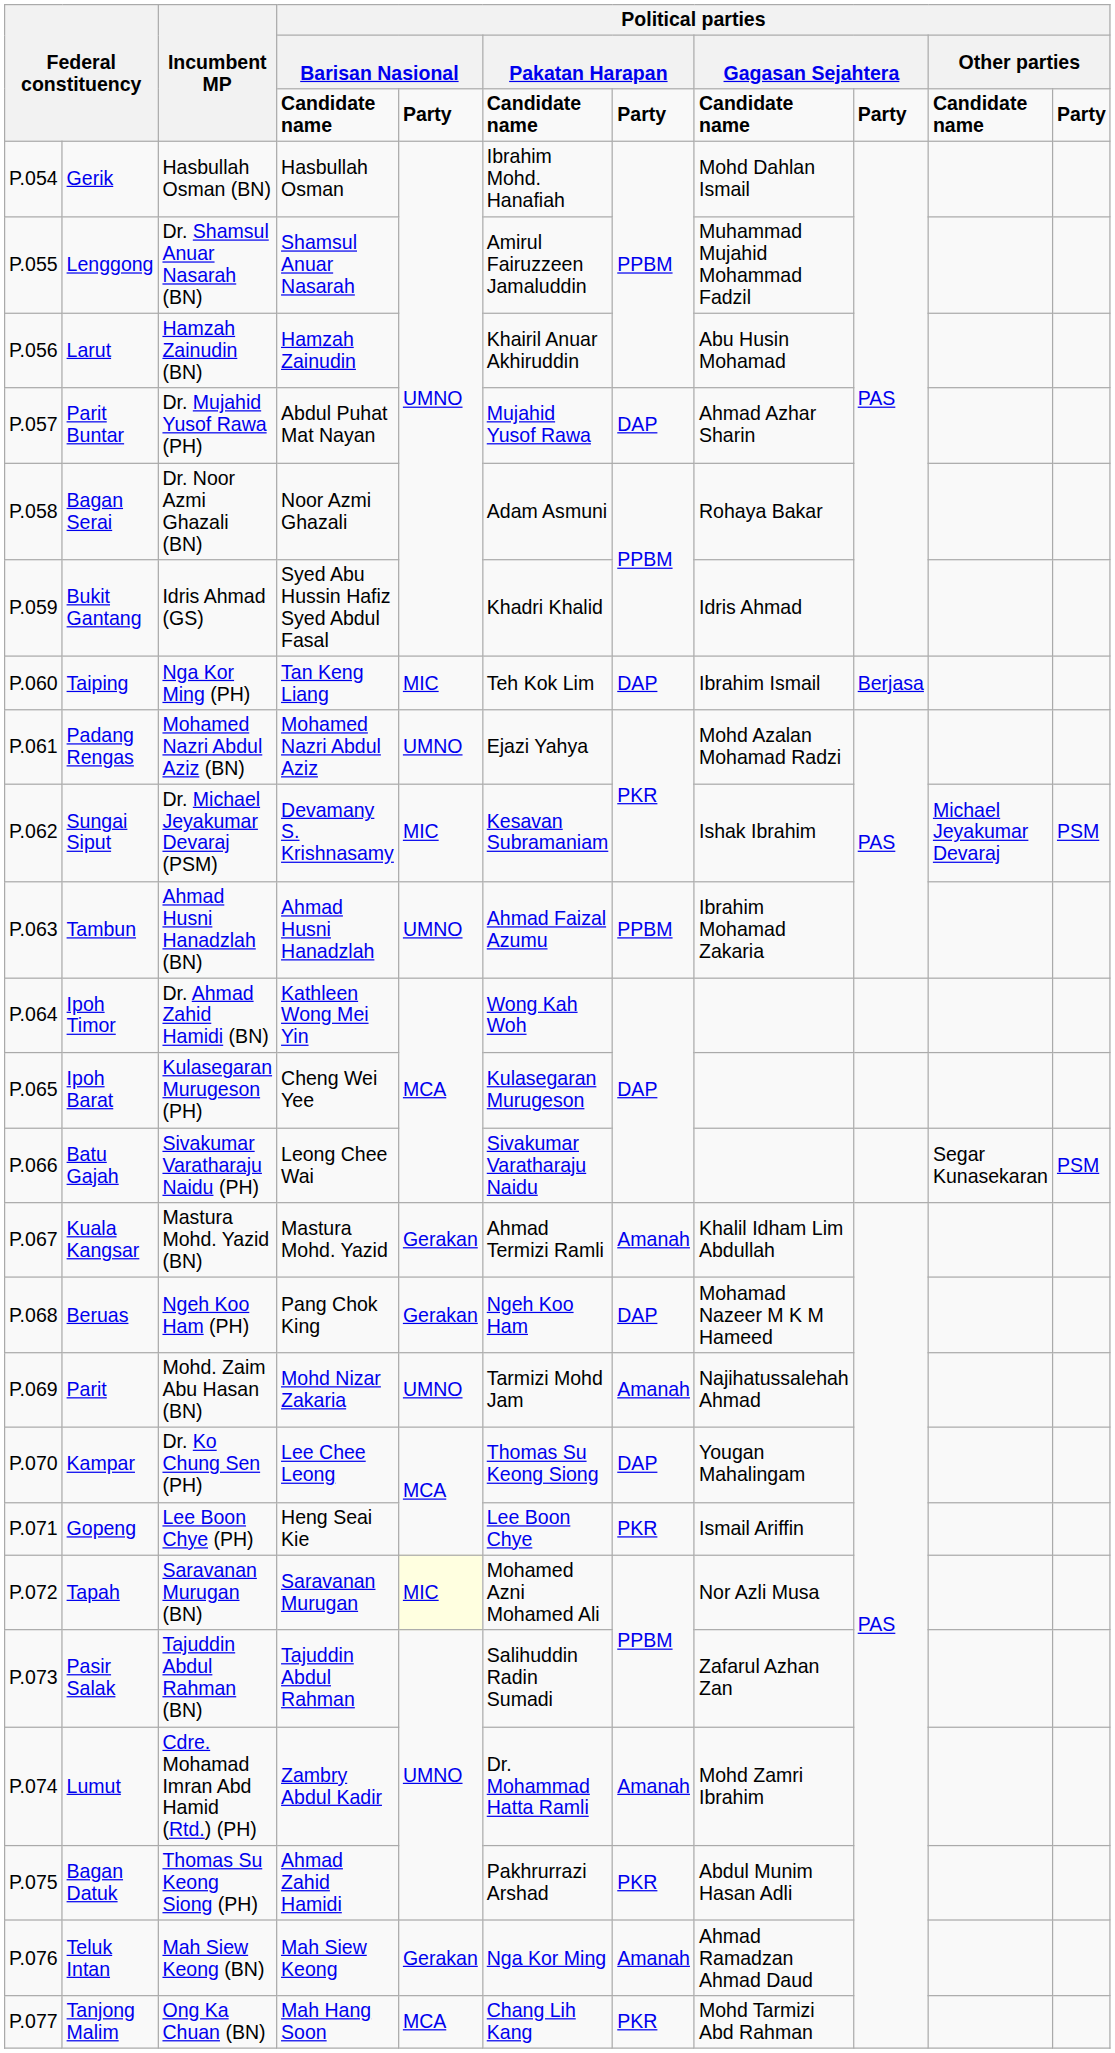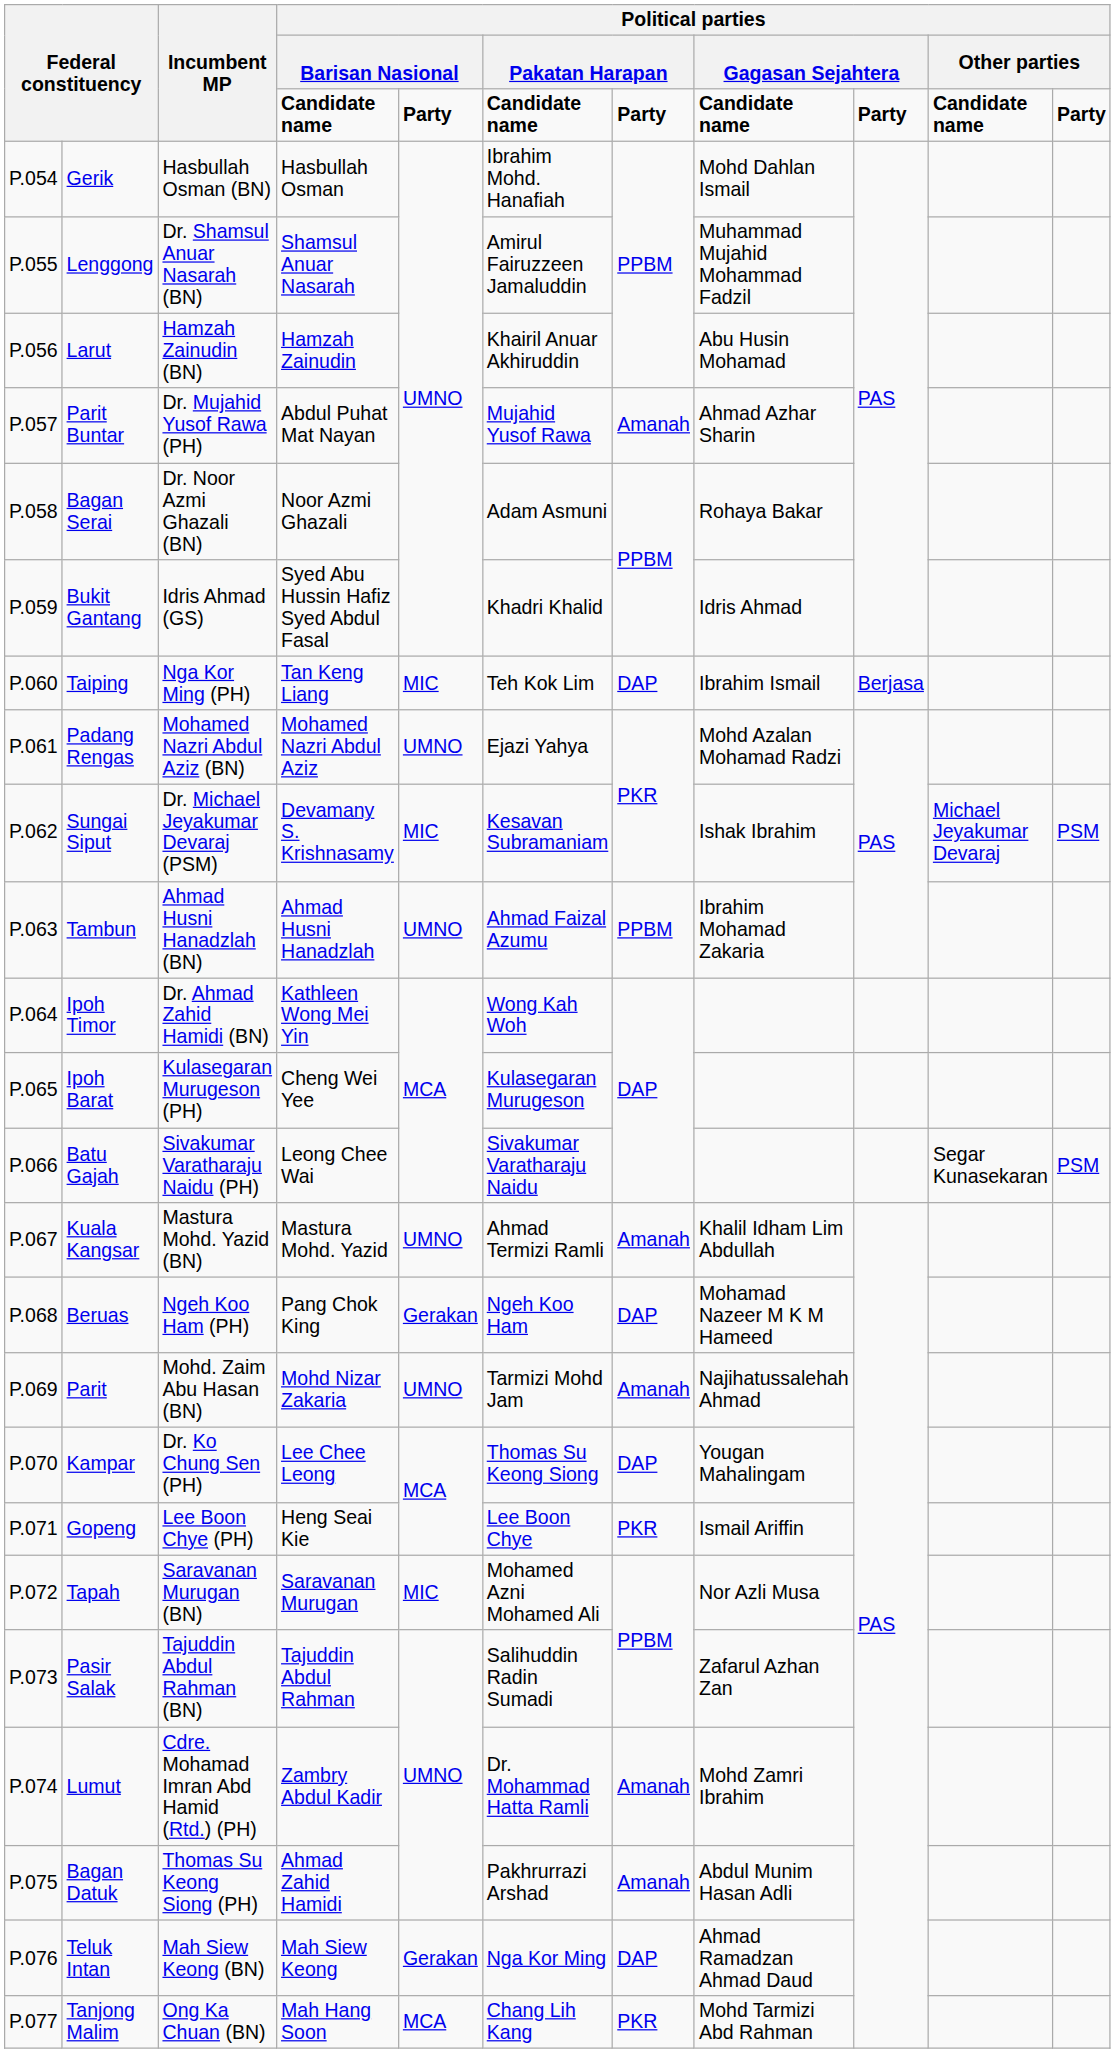(637, 425) DAP -> (654, 425) Amanah
(440, 1239) Gerakan -> (433, 1239) UMNO
(421, 1592) lightyellow background -> (421, 1592) no background
(637, 1882) PKR -> (654, 1882) Amanah
(654, 1957) Amanah -> (637, 1957) DAP
